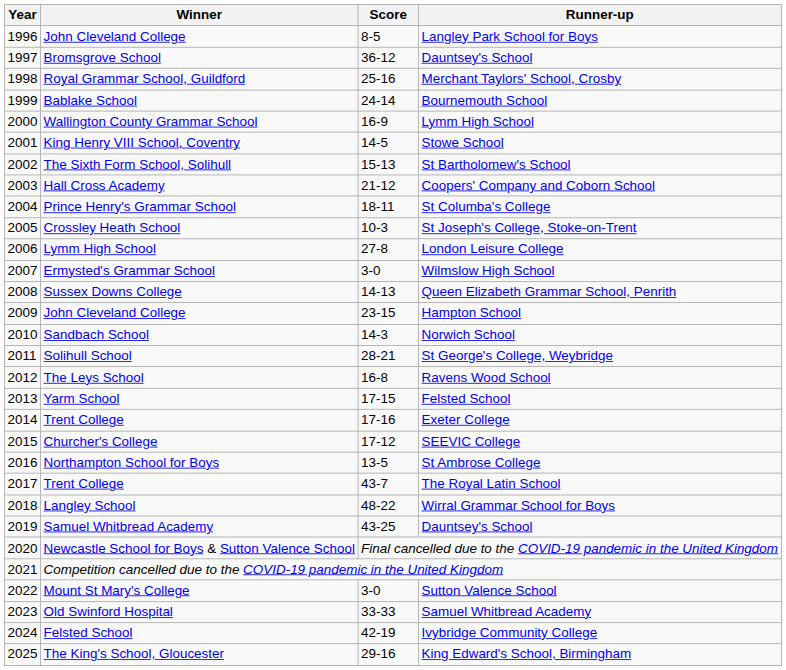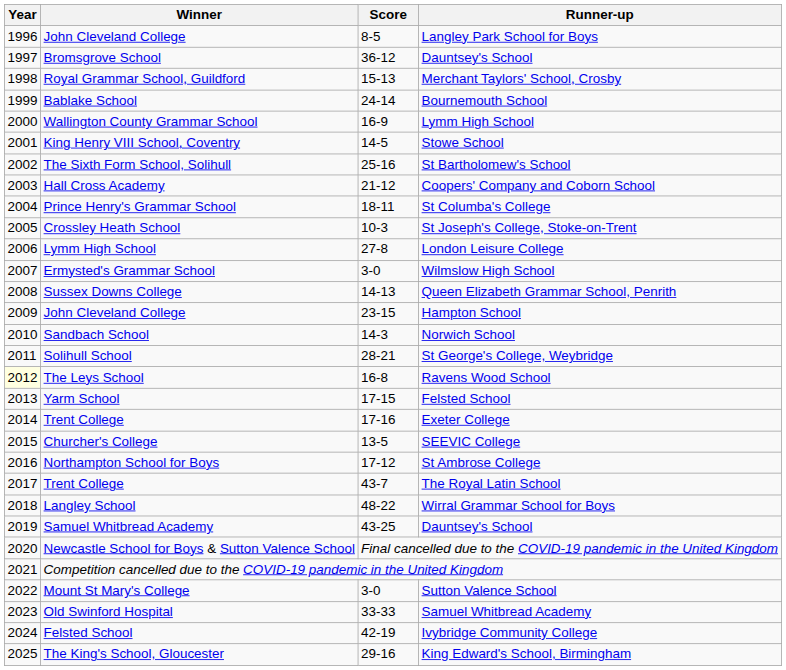(378, 79) 25-16 -> (378, 79) 15-13
(378, 164) 15-13 -> (378, 164) 25-16
(22, 377) no background -> (22, 377) lightyellow background
(378, 441) 17-12 -> (375, 441) 13-5
(375, 462) 13-5 -> (378, 462) 17-12
